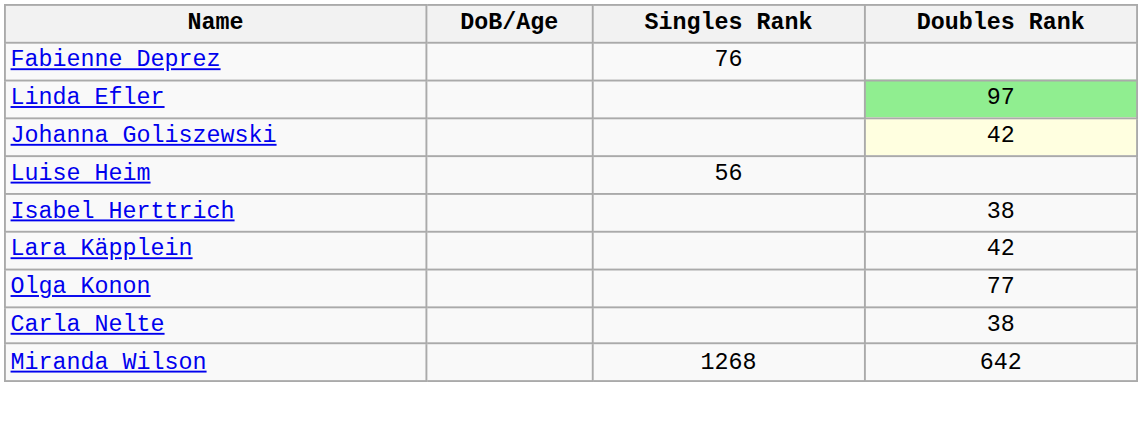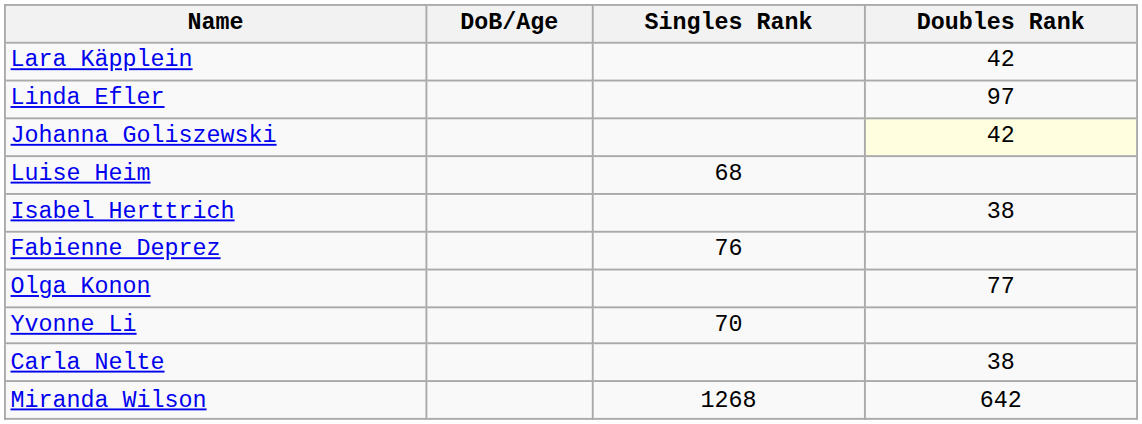rows swapped: (116, 62) <-> (102, 250)
(1001, 99) lightgreen background -> (1001, 99) no background
(728, 175) 56 -> (728, 175) 68
+ row: (74, 326)
